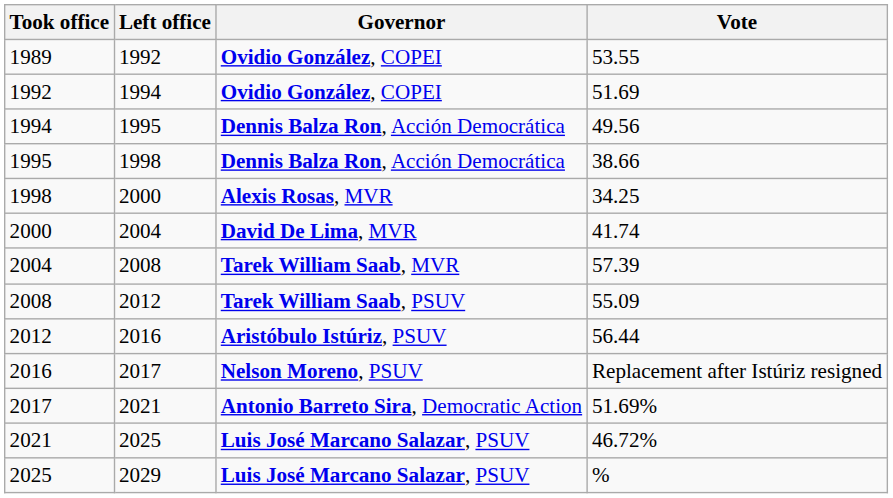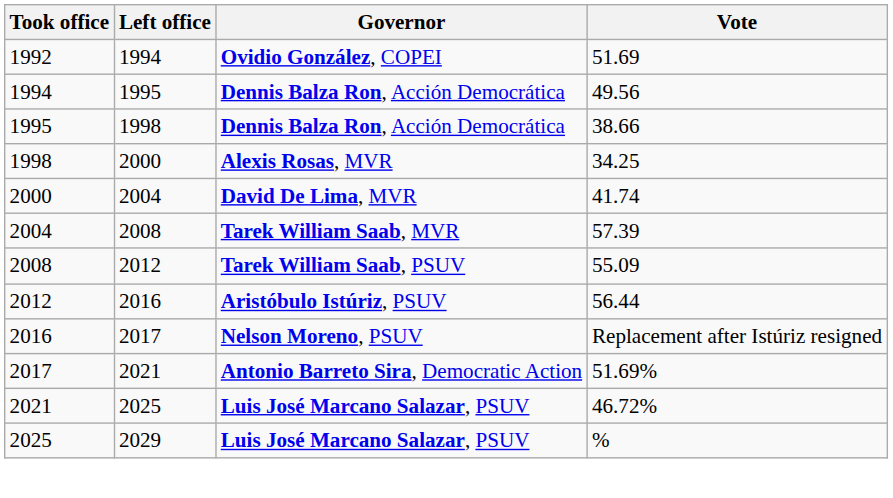- row: (31, 56)
